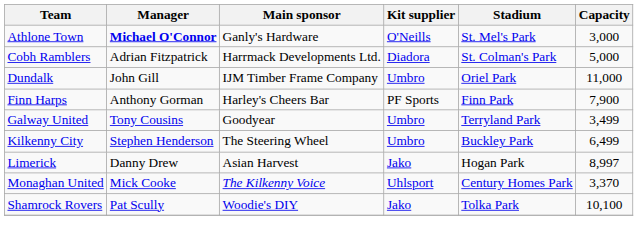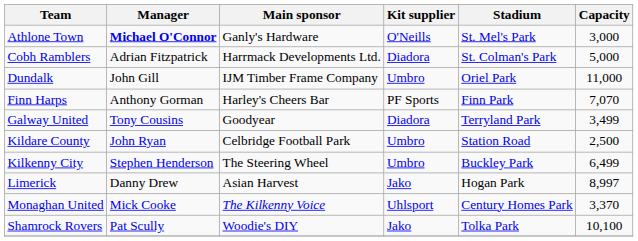(604, 99) 7,900 -> (604, 99) 7,070
(406, 120) Umbro -> (408, 120) Diadora
+ row: (49, 141)
